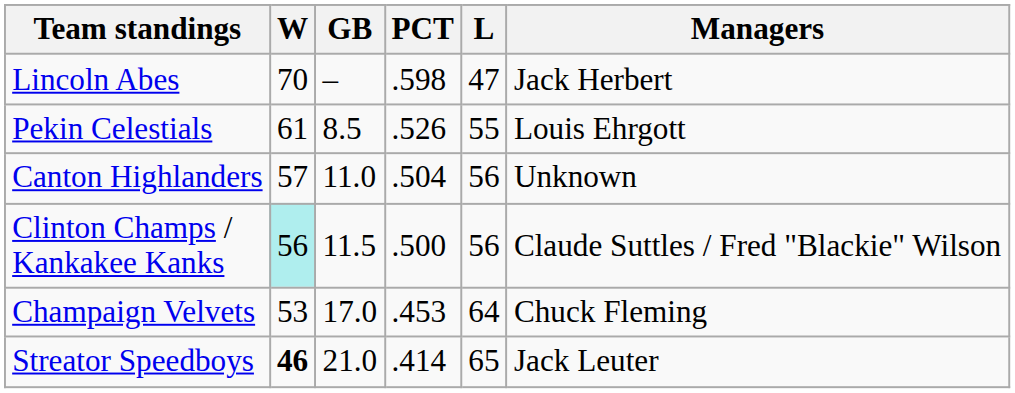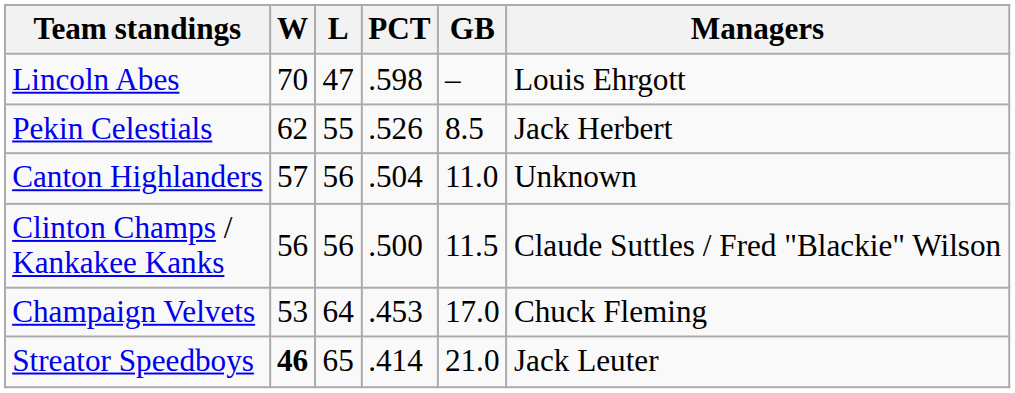columns swapped: (484, 29) <-> (350, 29)
(593, 78) Jack Herbert -> (600, 78) Louis Ehrgott
(293, 128) 61 -> (293, 128) 62
(600, 128) Louis Ehrgott -> (593, 128) Jack Herbert
(293, 244) paleturquoise background -> (293, 244) no background
